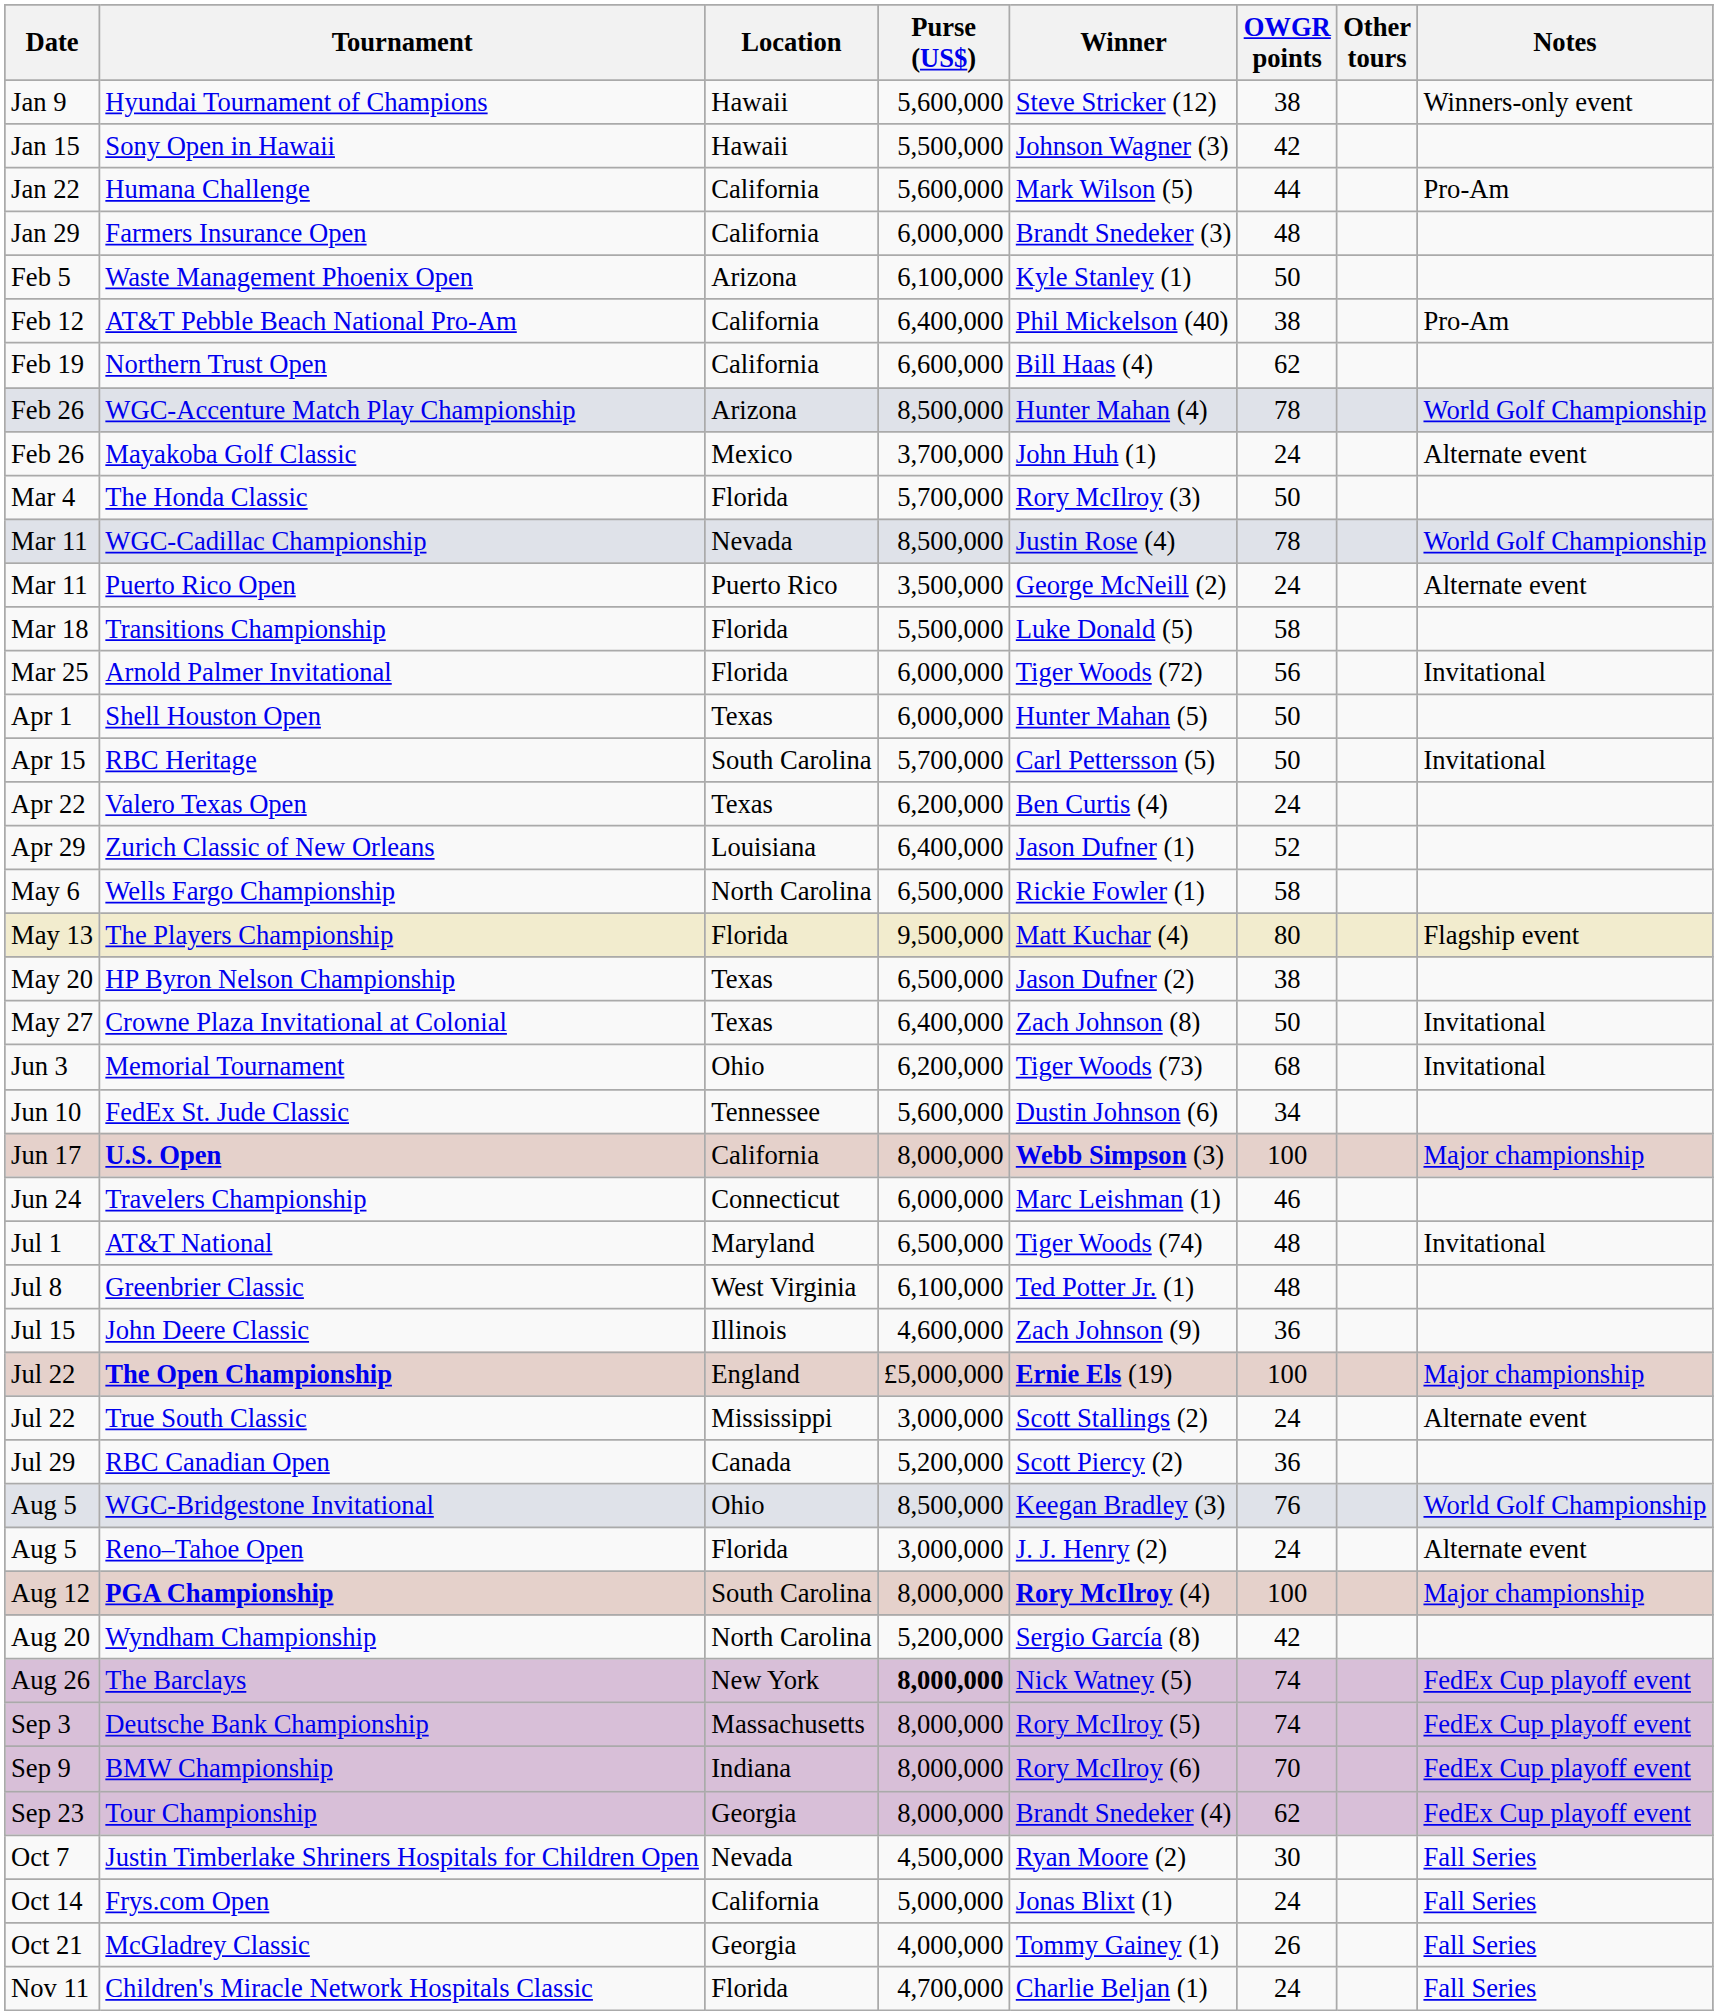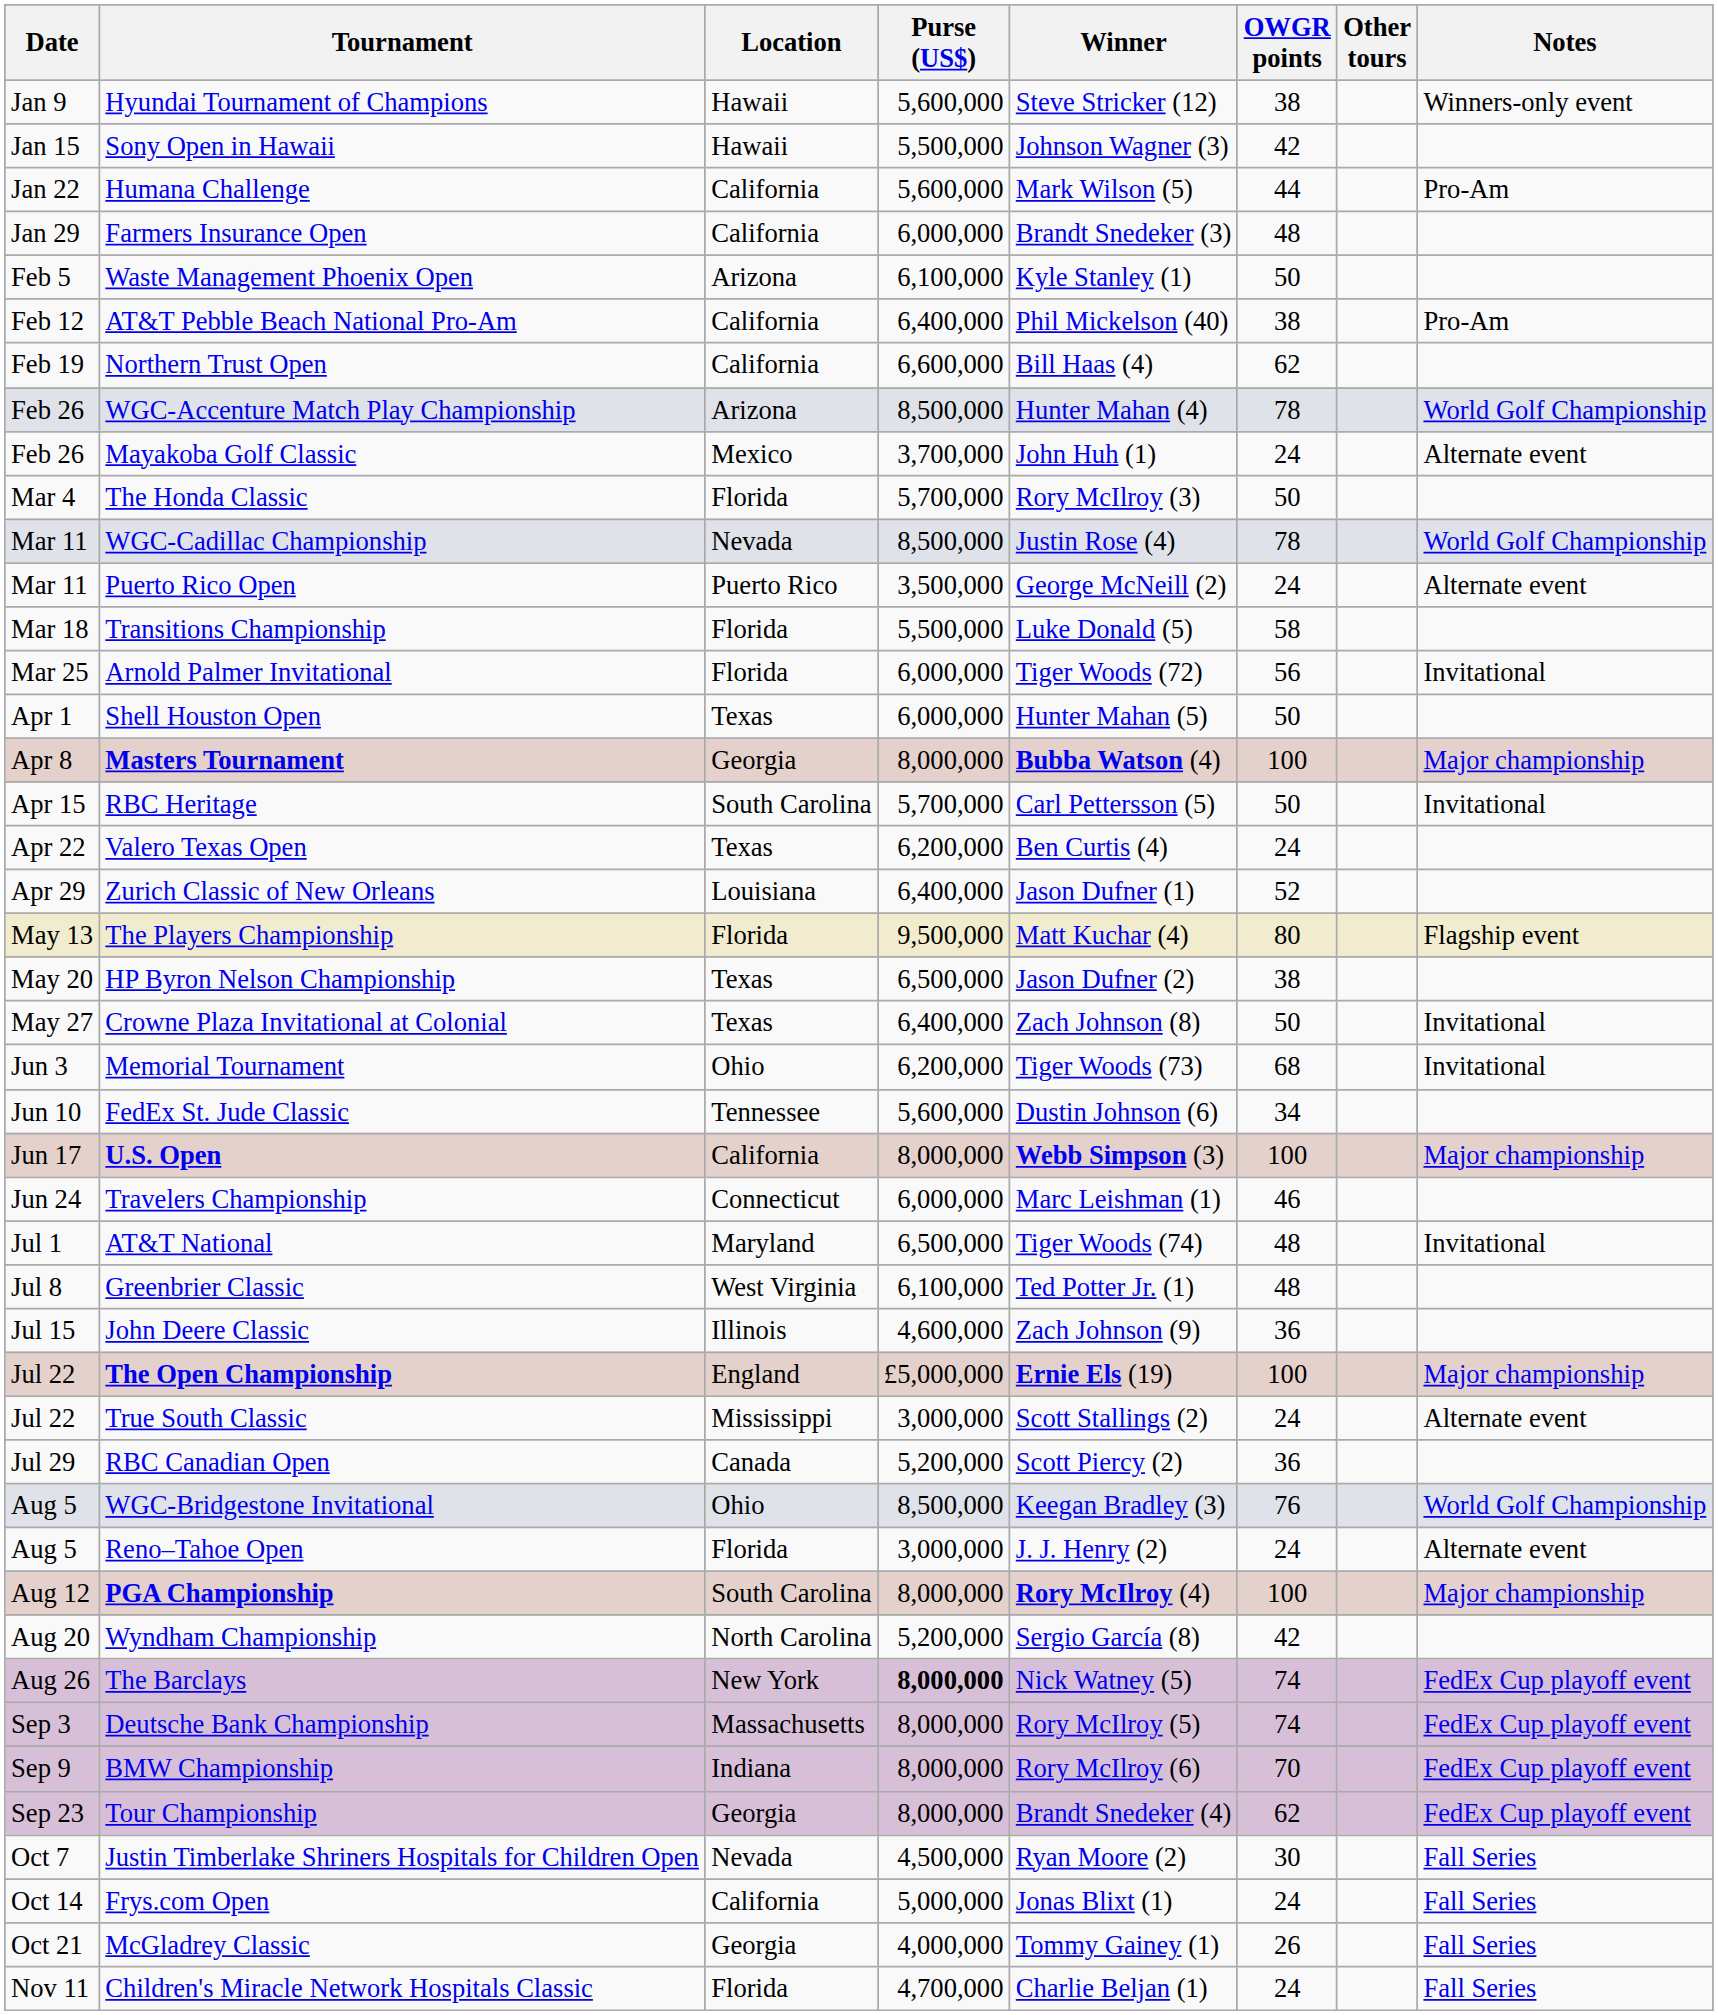+ row: (225, 759)
- row: (250, 891)
